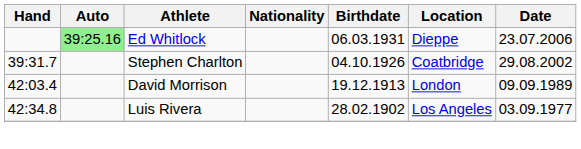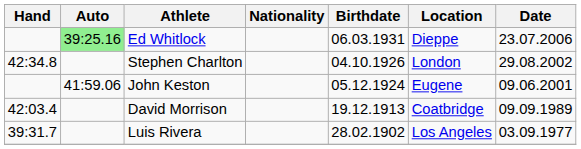(32, 62) 39:31.7 -> (32, 62) 42:34.8
(448, 62) Coatbridge -> (436, 62) London
+ row: (169, 86)
(436, 86) London -> (448, 109) Coatbridge
(32, 109) 42:34.8 -> (32, 132) 39:31.7
